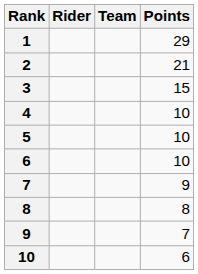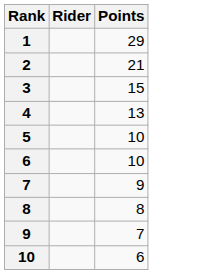- column: (117, 16)
(182, 112) 10 -> (136, 112) 13
